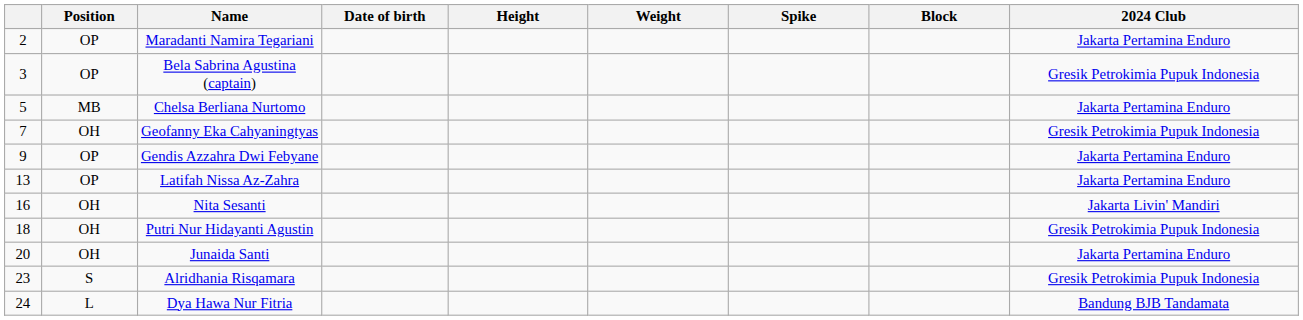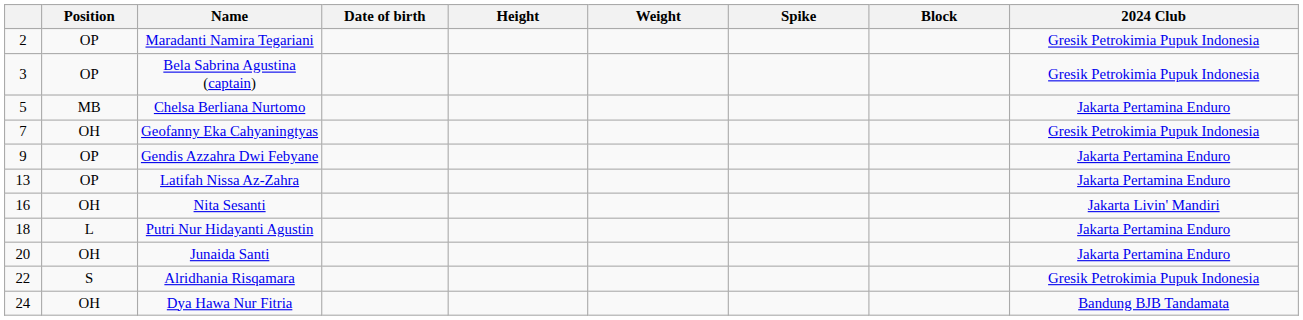(1154, 40) Jakarta Pertamina Enduro -> (1154, 40) Gresik Petrokimia Pupuk Indonesia
(89, 229) OH -> (89, 229) L
(1154, 229) Gresik Petrokimia Pupuk Indonesia -> (1154, 229) Jakarta Pertamina Enduro
(23, 278) 23 -> (23, 278) 22
(89, 302) L -> (89, 302) OH
